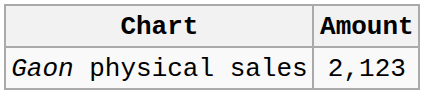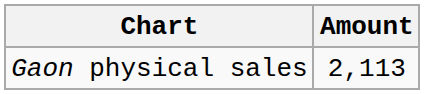(367, 69) 2,123 -> (367, 69) 2,113
